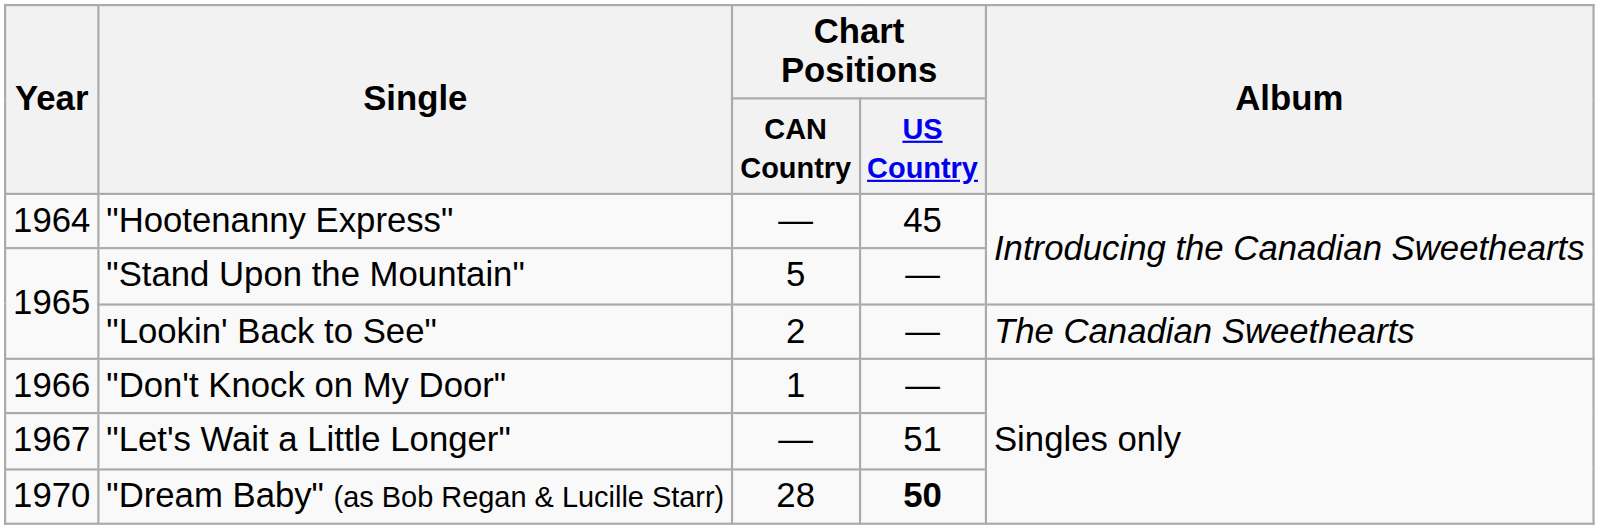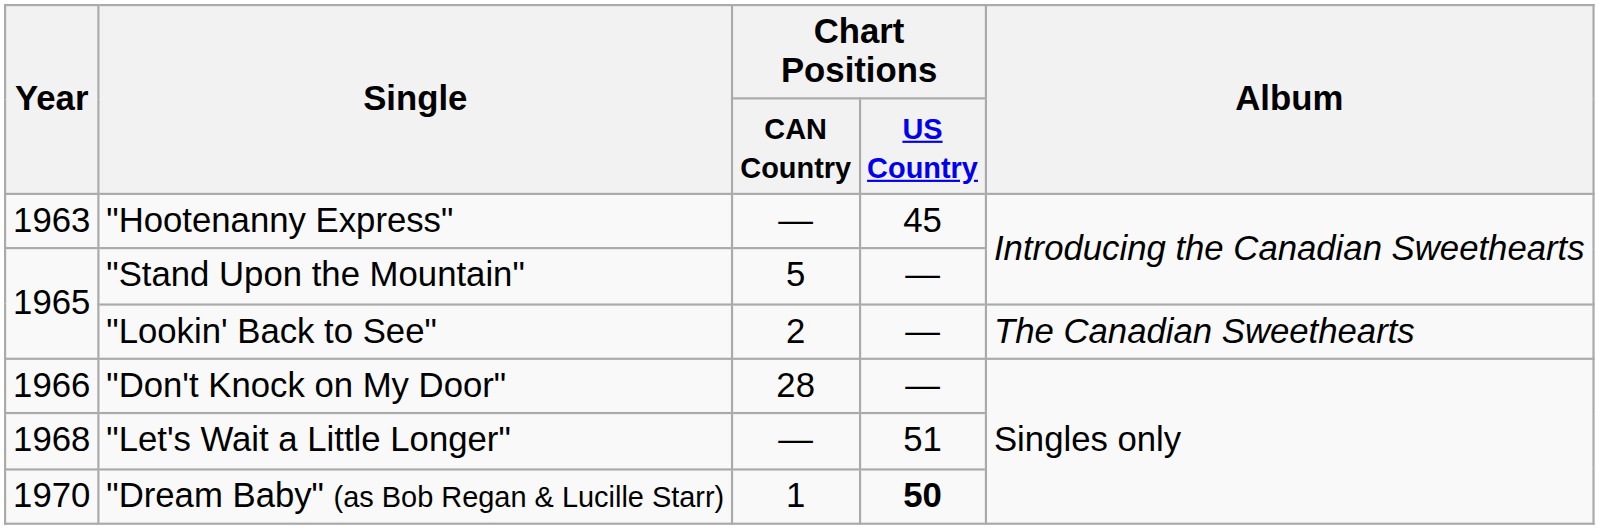(52, 220) 1964 -> (52, 220) 1963
(796, 385) 1 -> (796, 385) 28
(52, 440) 1967 -> (52, 440) 1968
(796, 495) 28 -> (796, 495) 1
